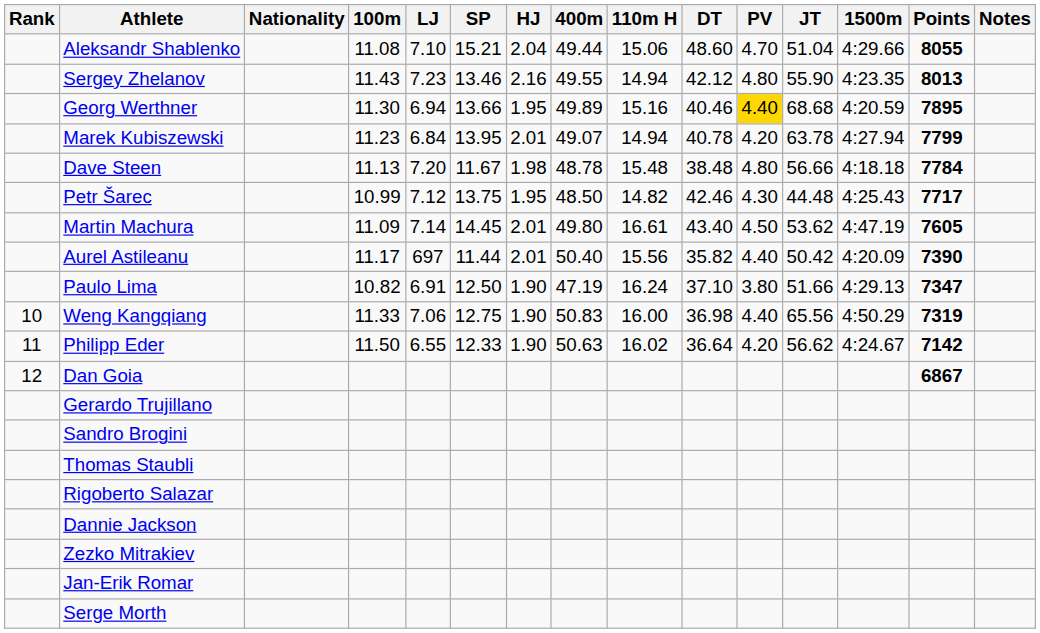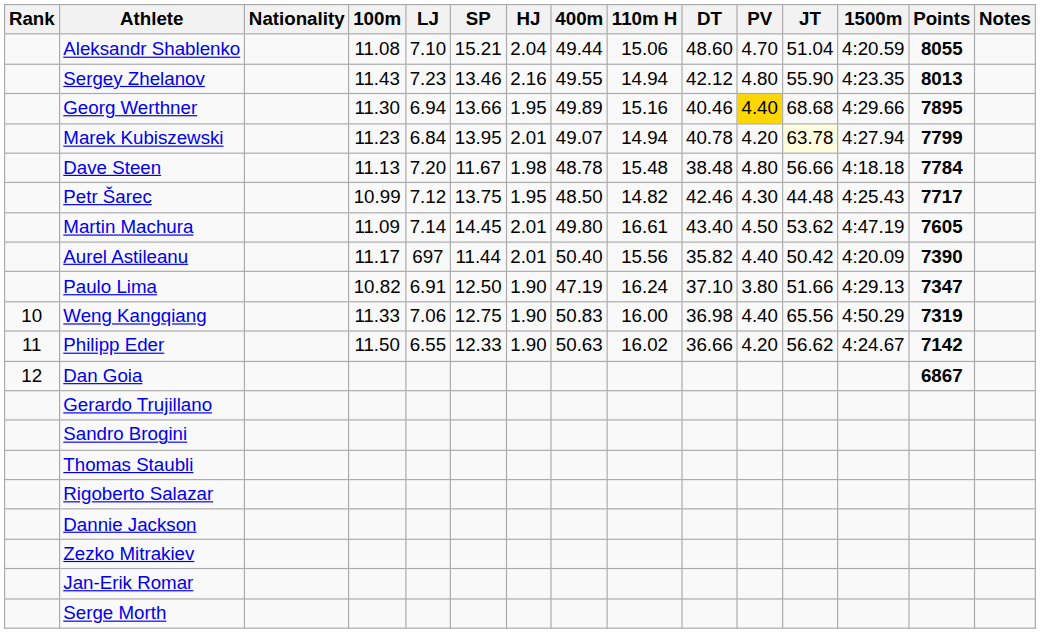(873, 49) 4:29.66 -> (873, 49) 4:20.59
(873, 108) 4:20.59 -> (873, 108) 4:29.66
(810, 138) no background -> (810, 138) lightyellow background
(709, 345) 36.64 -> (709, 345) 36.66
